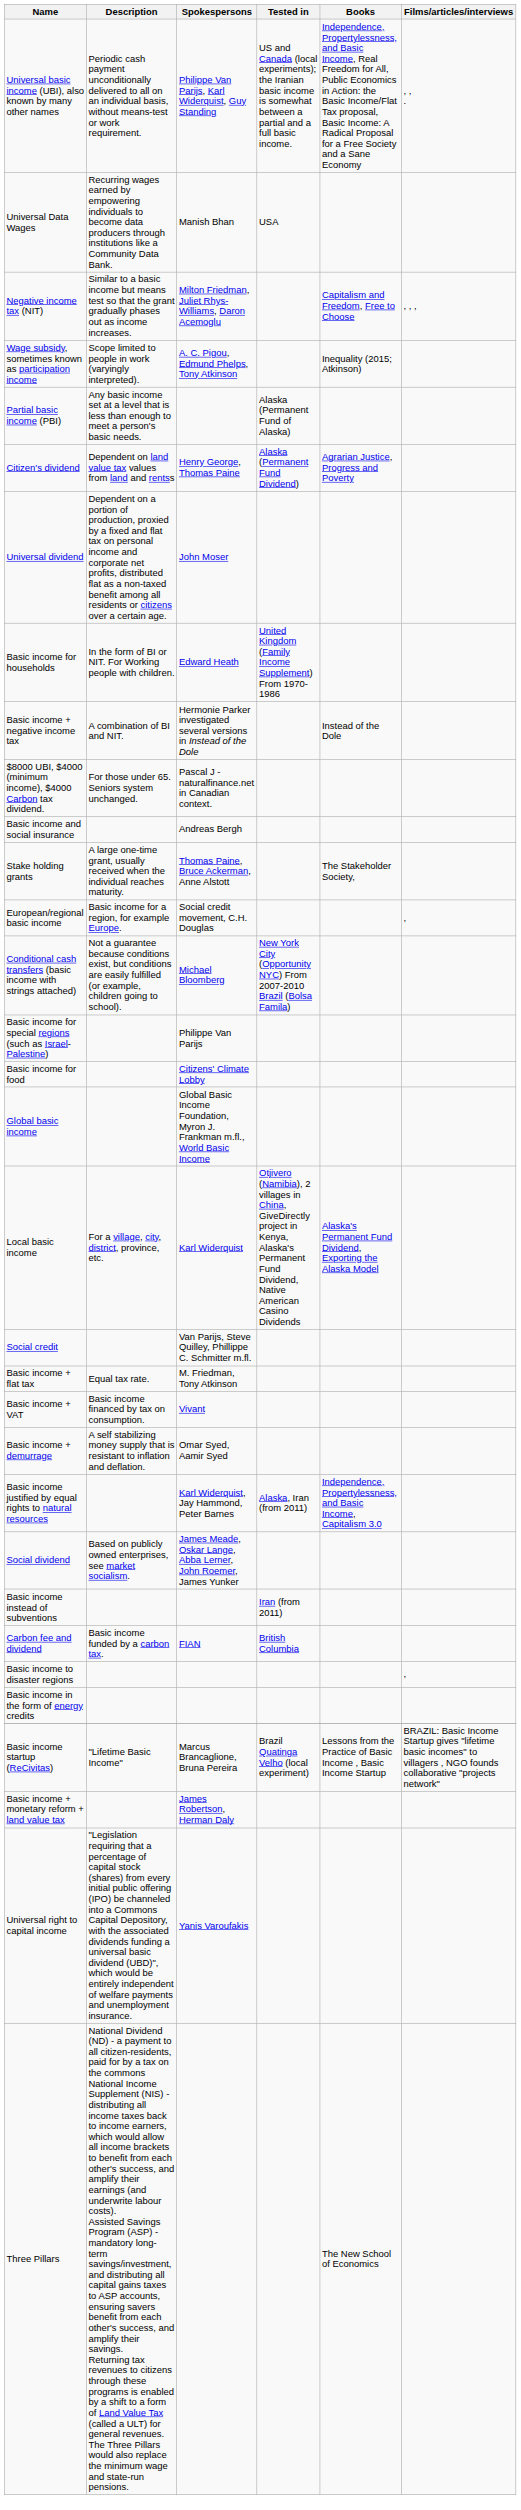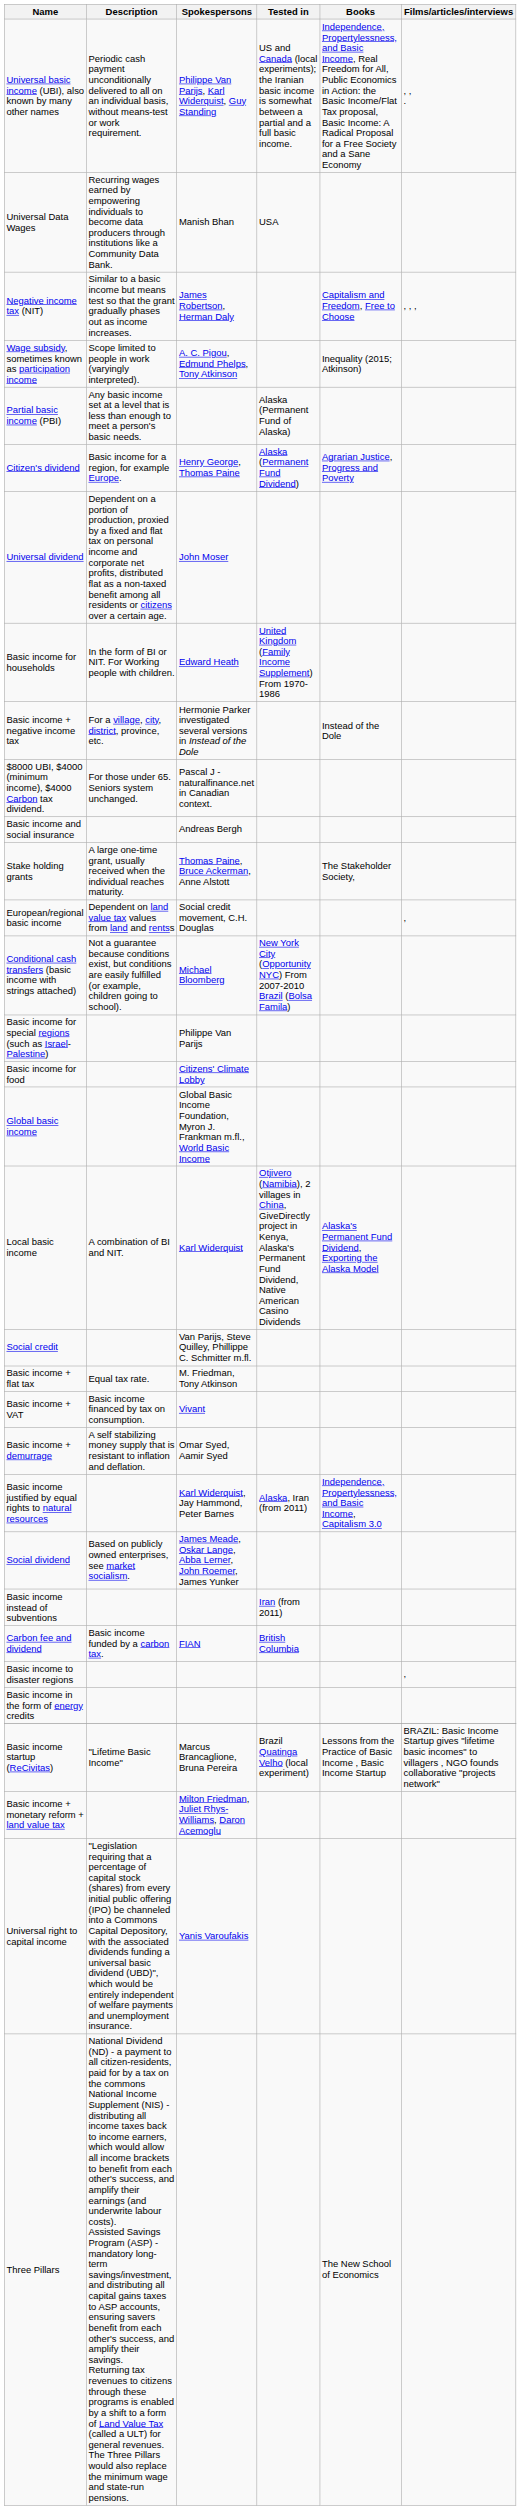(214, 306) Milton Friedman, Juliet Rhys-Williams, Daron Acemoglu -> (207, 306) James Robertson, Herman Daly
(132, 468) Dependent on land value tax values from land and rentss -> (129, 468) Basic income for a region, for example Europe.
(129, 730) A combination of BI and NIT. -> (125, 730) For a village, city, district, province, etc.
(129, 918) Basic income for a region, for example Europe. -> (132, 918) Dependent on land value tax values from land and rentss
(125, 1247) For a village, city, district, province, etc. -> (129, 1247) A combination of BI and NIT.
(207, 1809) James Robertson, Herman Daly -> (214, 1815) Milton Friedman, Juliet Rhys-Williams, Daron Acemoglu
